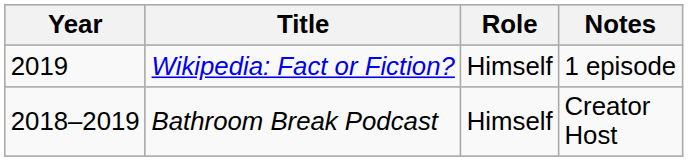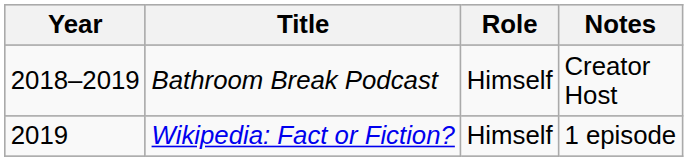rows swapped: (295, 121) <-> (303, 65)
